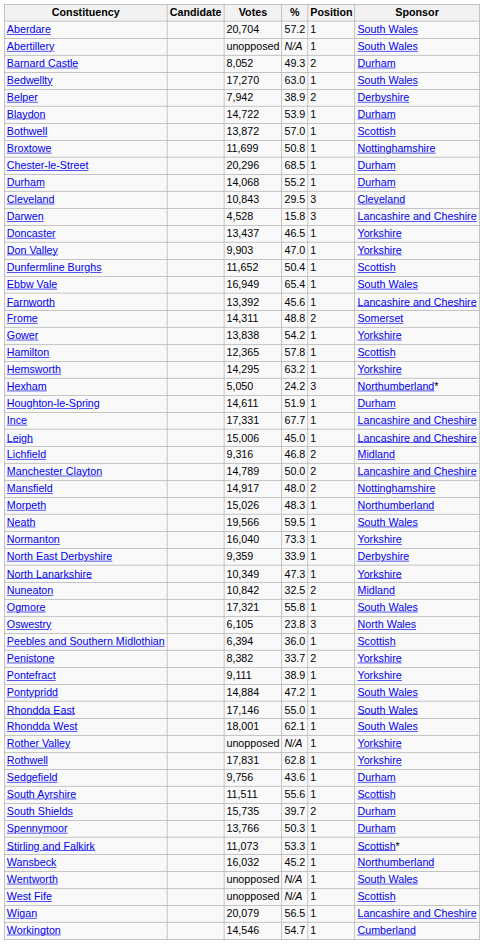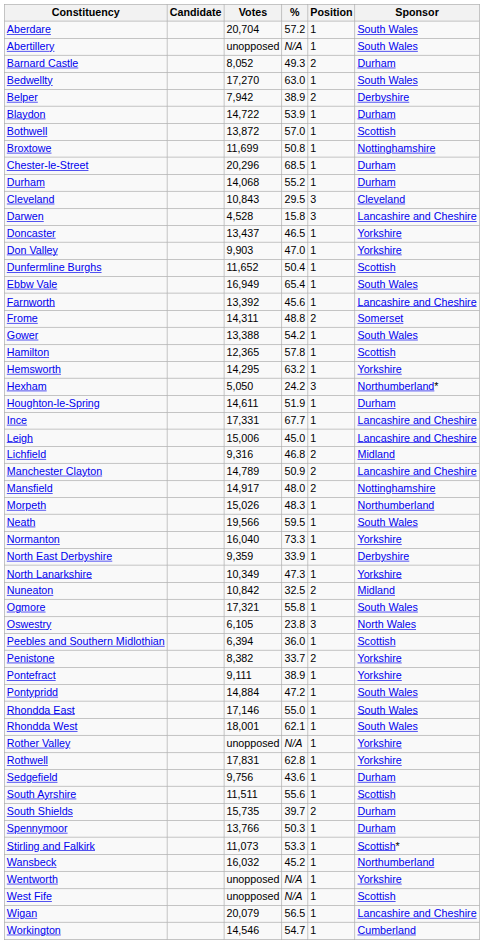(243, 336) 13,838 -> (243, 336) 13,388
(380, 336) Yorkshire -> (388, 336) South Wales
(295, 472) 50.0 -> (295, 472) 50.9
(388, 880) South Wales -> (380, 880) Yorkshire
